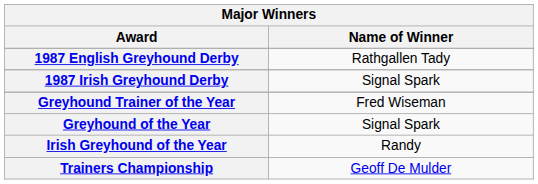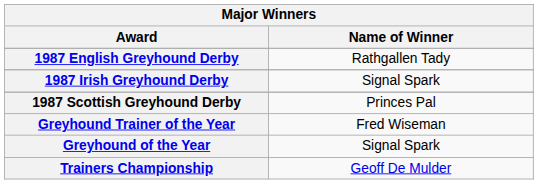+ row: (137, 102)
- row: (137, 146)
